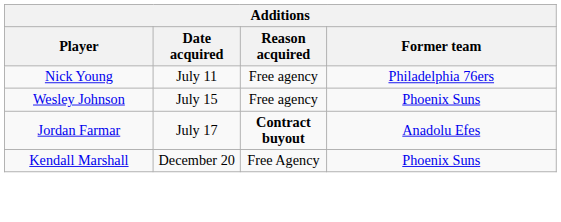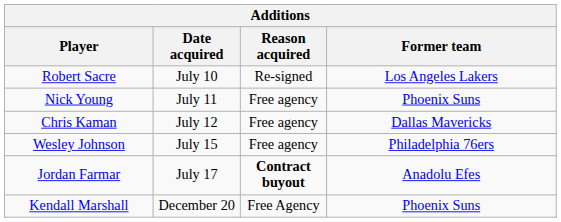+ row: (79, 76)
(441, 76) Philadelphia 76ers -> (441, 99) Phoenix Suns
+ row: (79, 122)
(441, 99) Phoenix Suns -> (441, 144) Philadelphia 76ers
